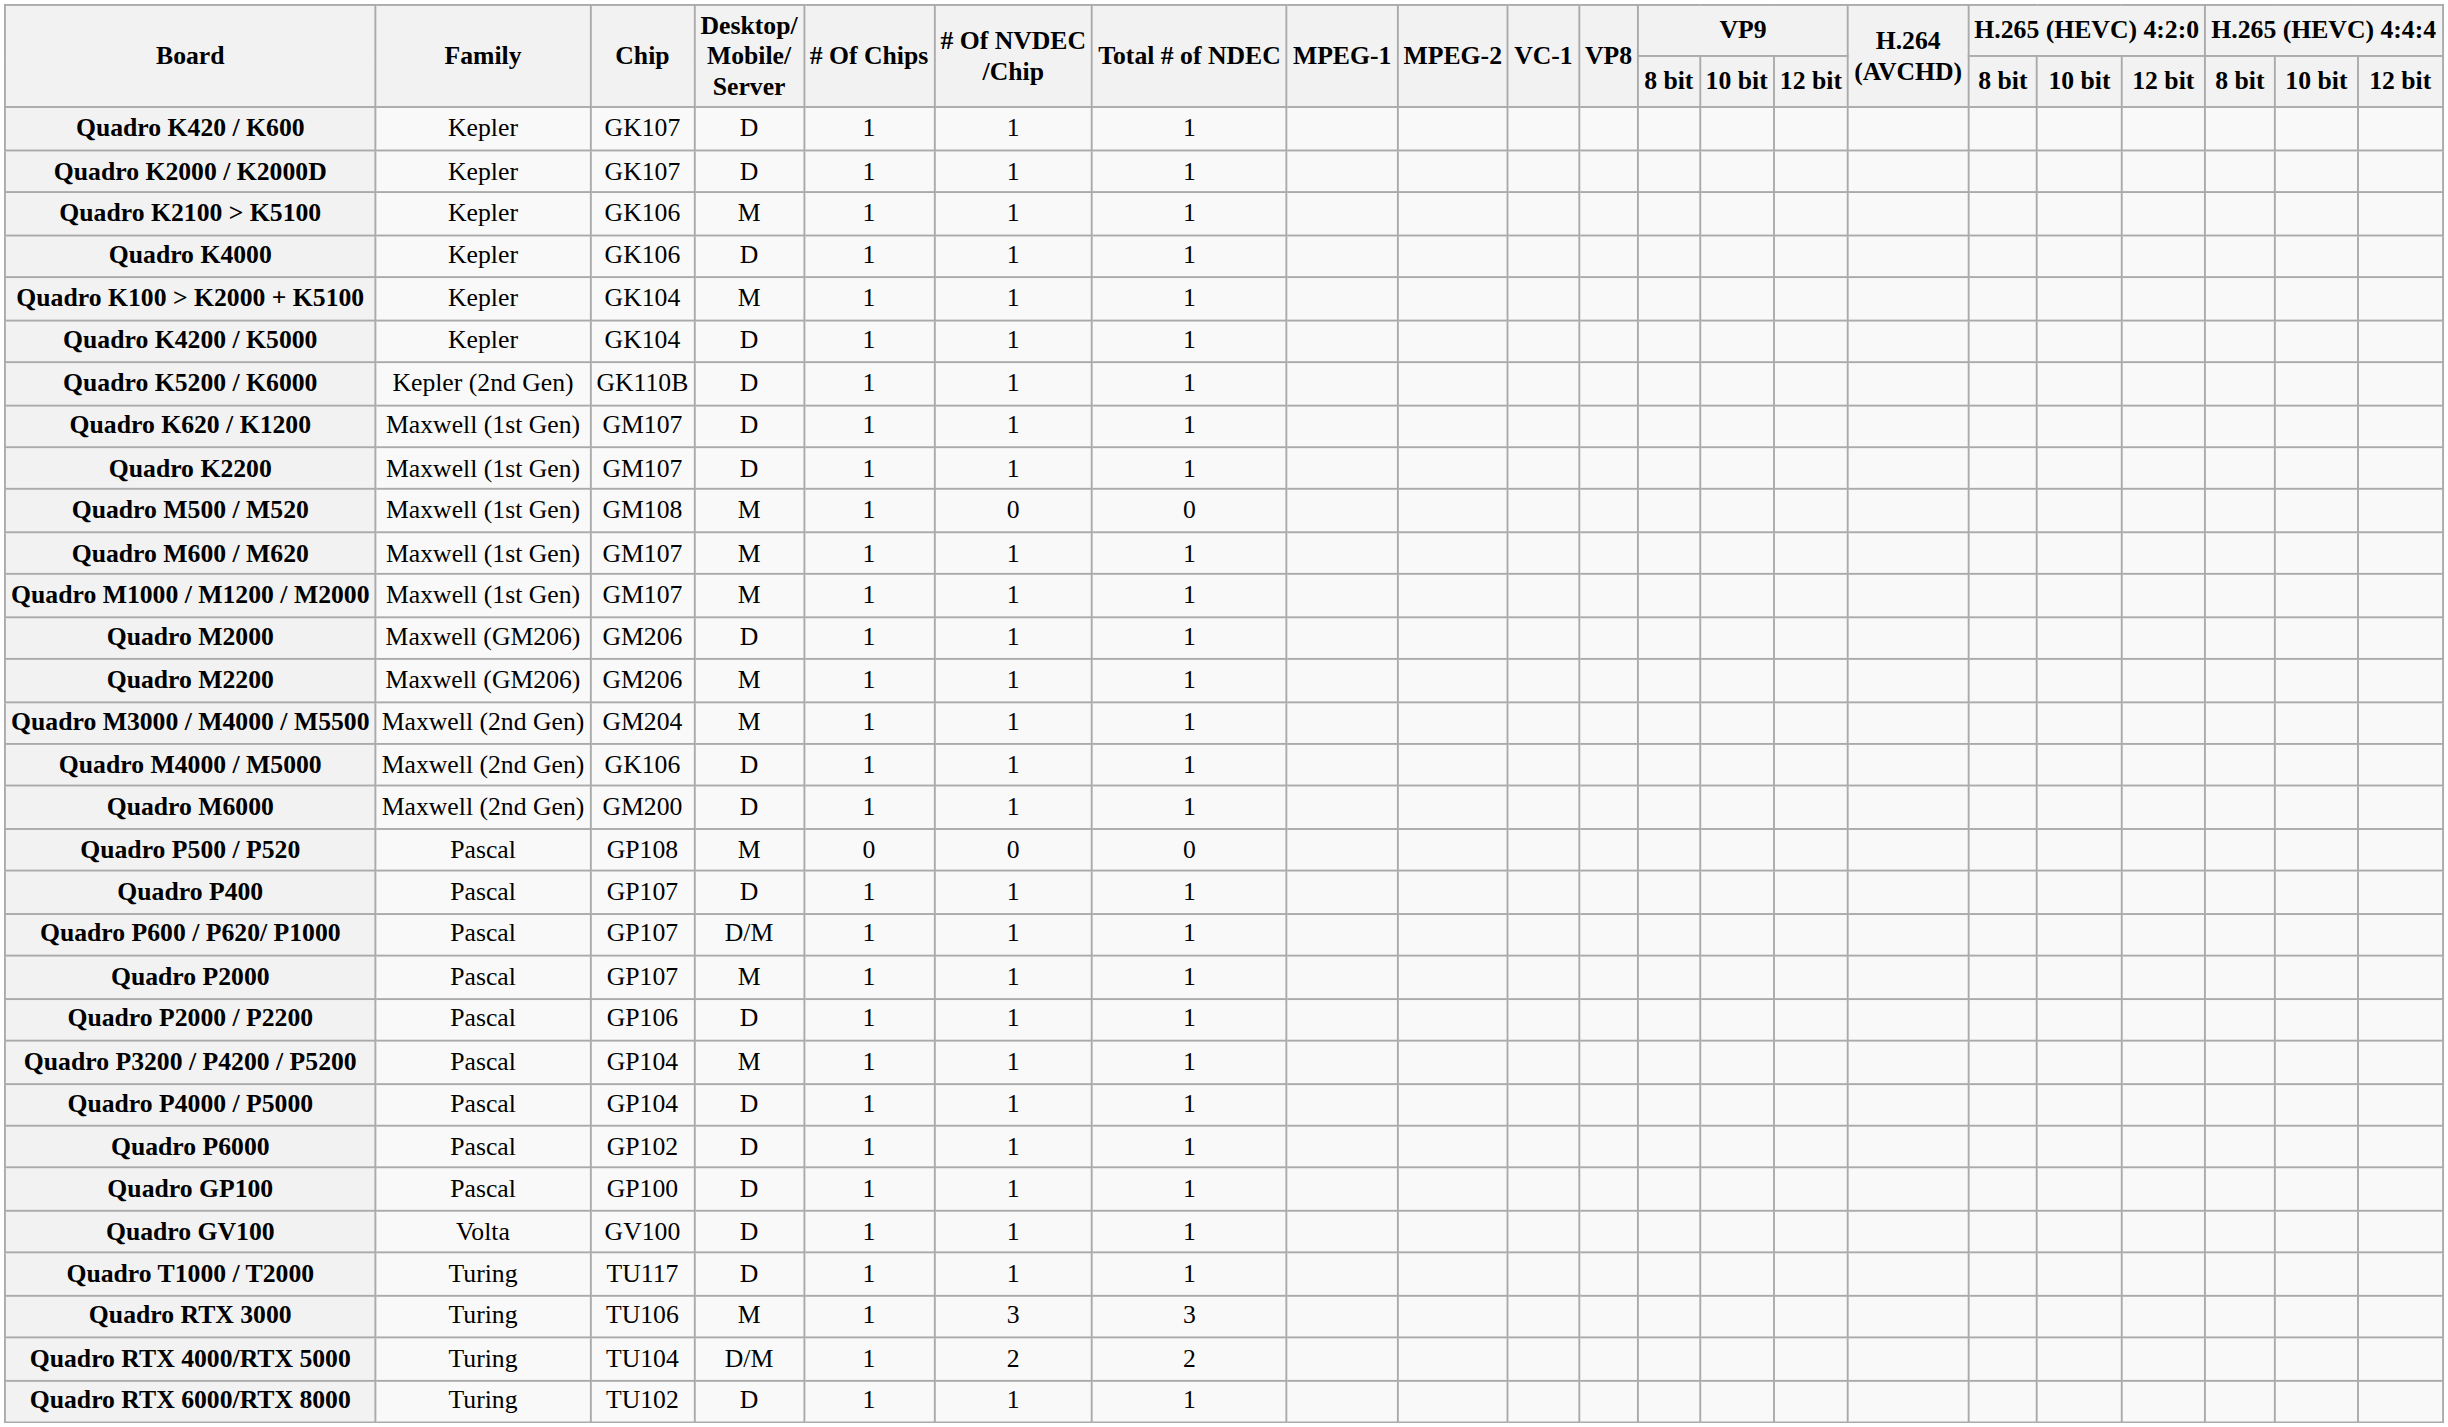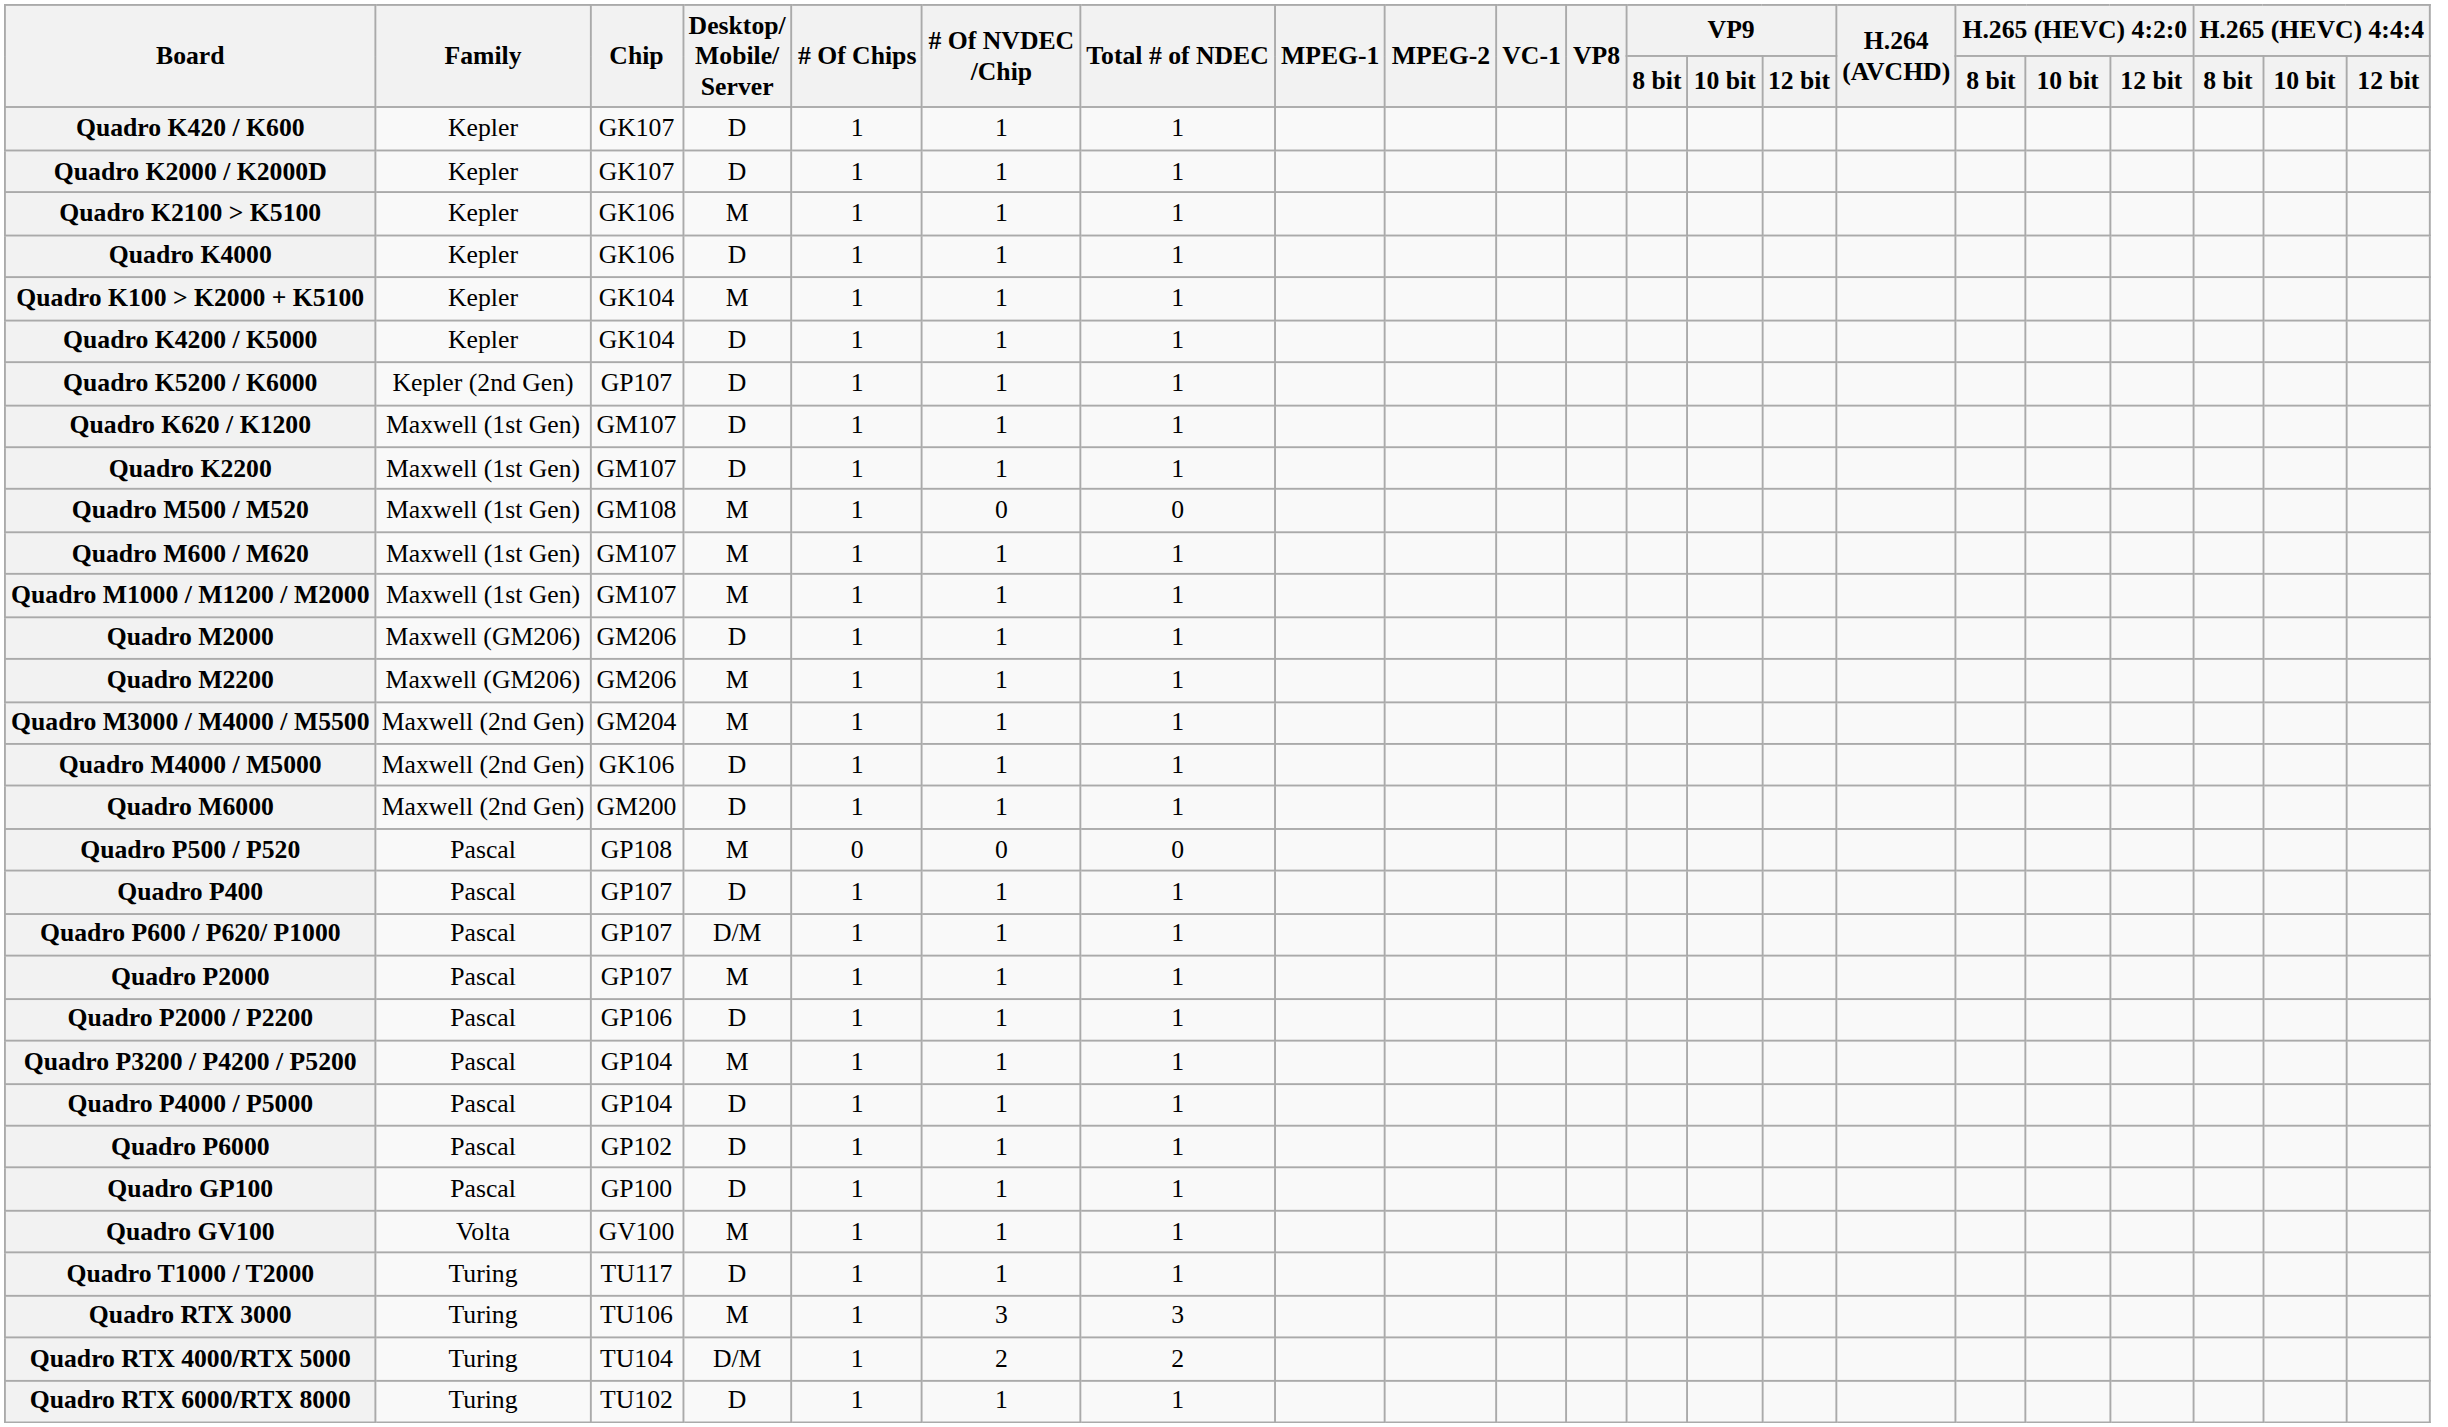(642, 382) GK110B -> (636, 382) GP107
(749, 1230) D -> (737, 1230) M
